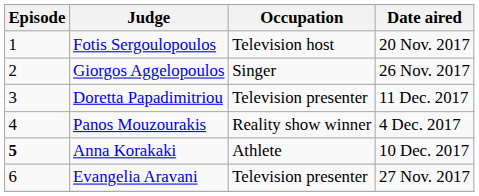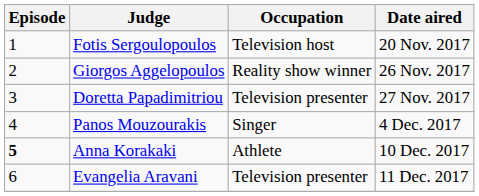(254, 71) Singer -> (302, 71) Reality show winner
(424, 97) 11 Dec. 2017 -> (424, 97) 27 Nov. 2017
(302, 124) Reality show winner -> (254, 124) Singer
(424, 177) 27 Nov. 2017 -> (424, 177) 11 Dec. 2017
